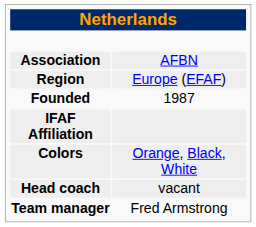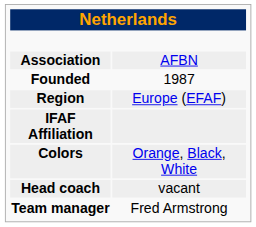rows swapped: (60, 79) <-> (60, 99)
